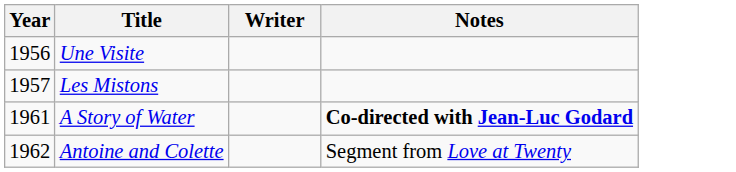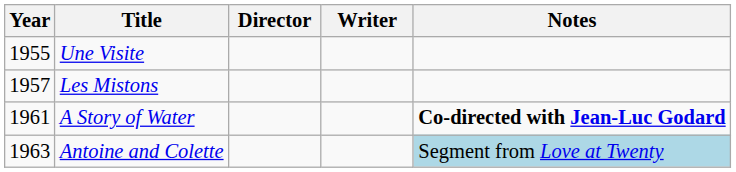+ column: (275, 20)
(30, 53) 1956 -> (30, 53) 1955
(30, 150) 1962 -> (30, 150) 1963
(448, 150) no background -> (541, 150) lightblue background
